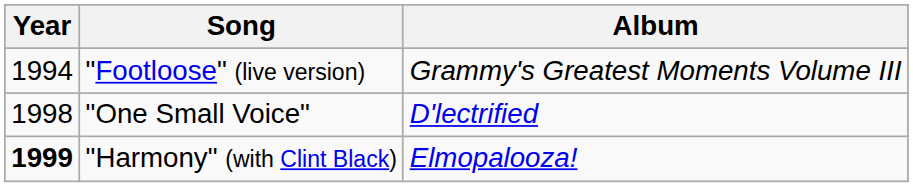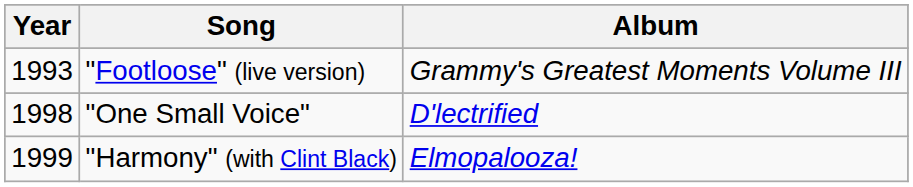(42, 70) 1994 -> (42, 70) 1993
(42, 158) bold -> (42, 158) normal
